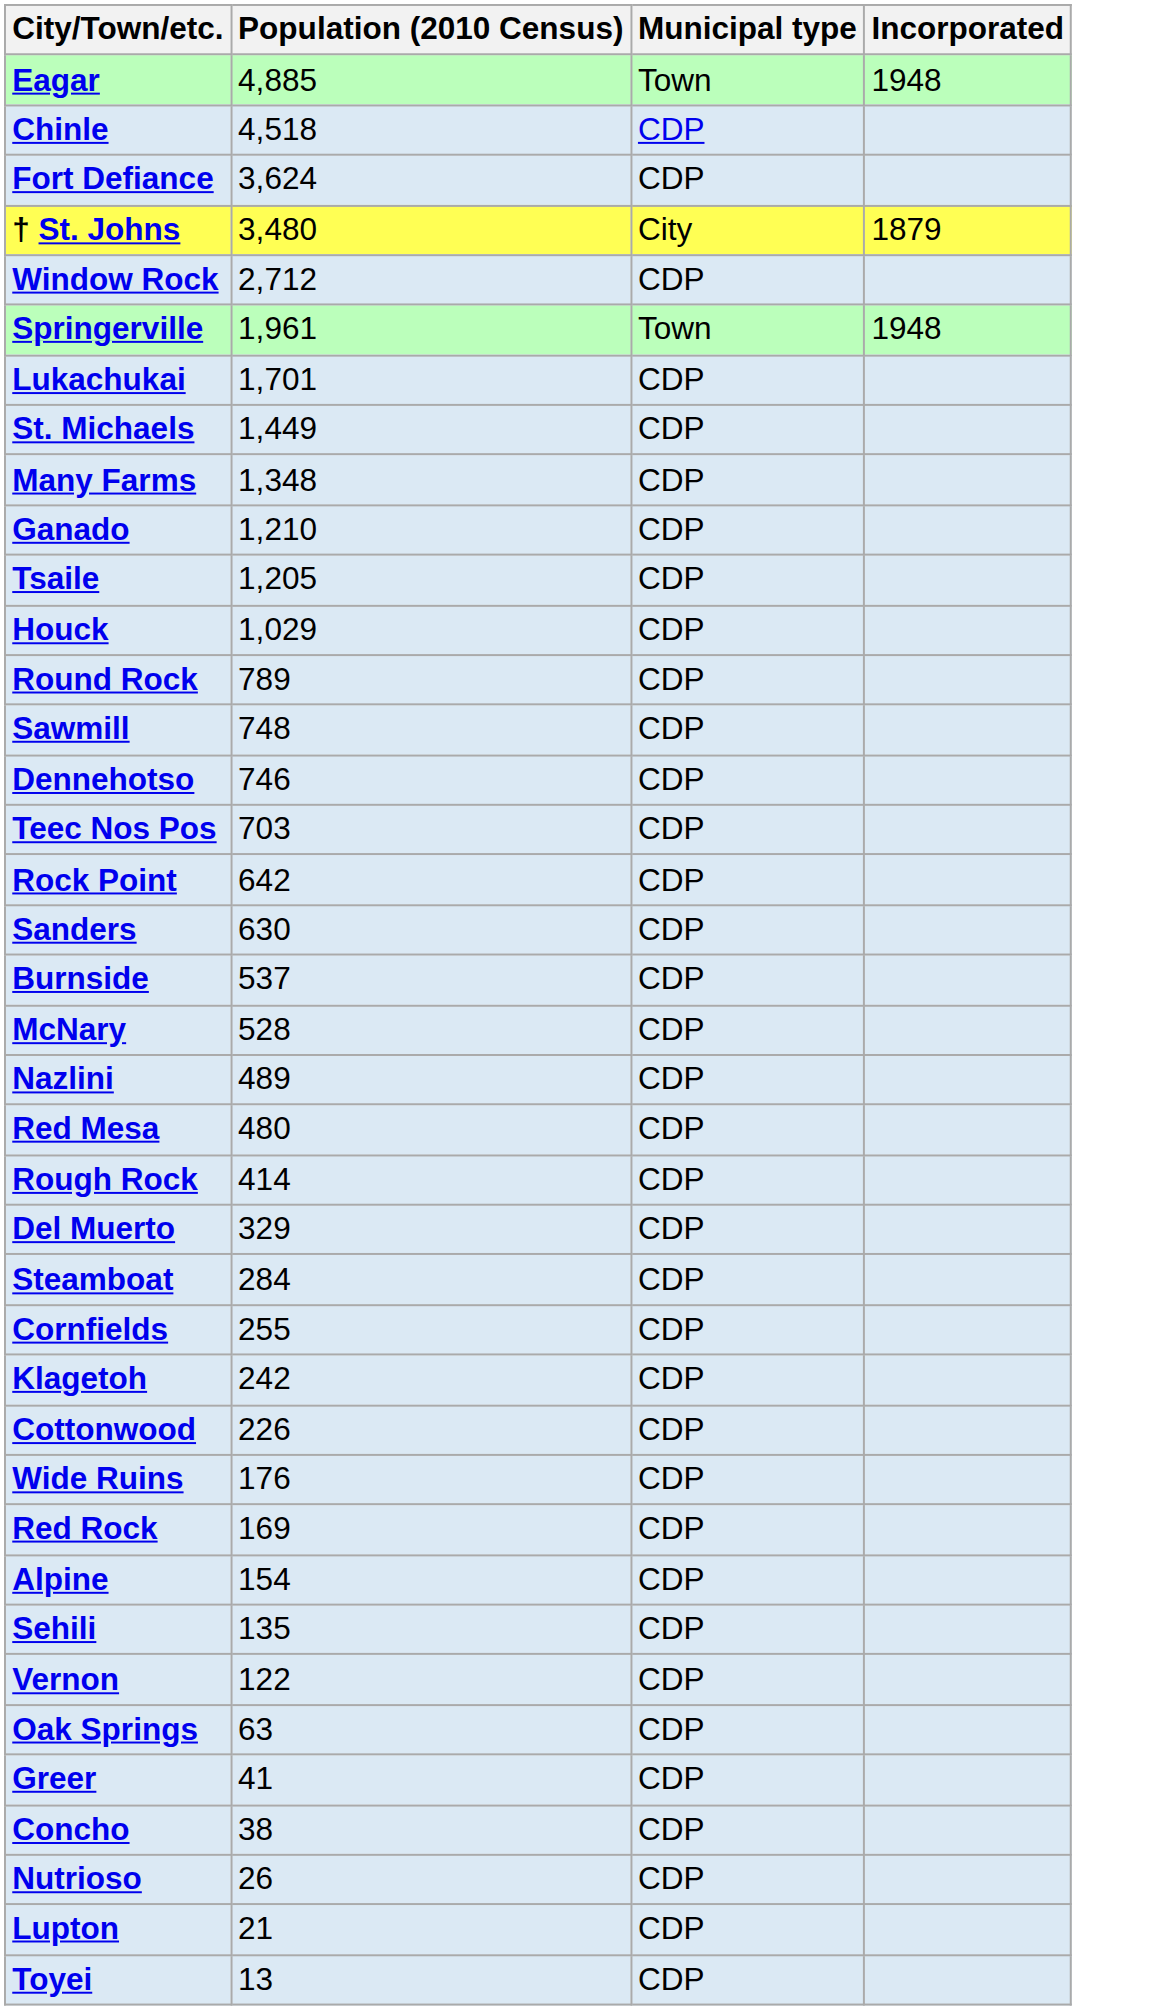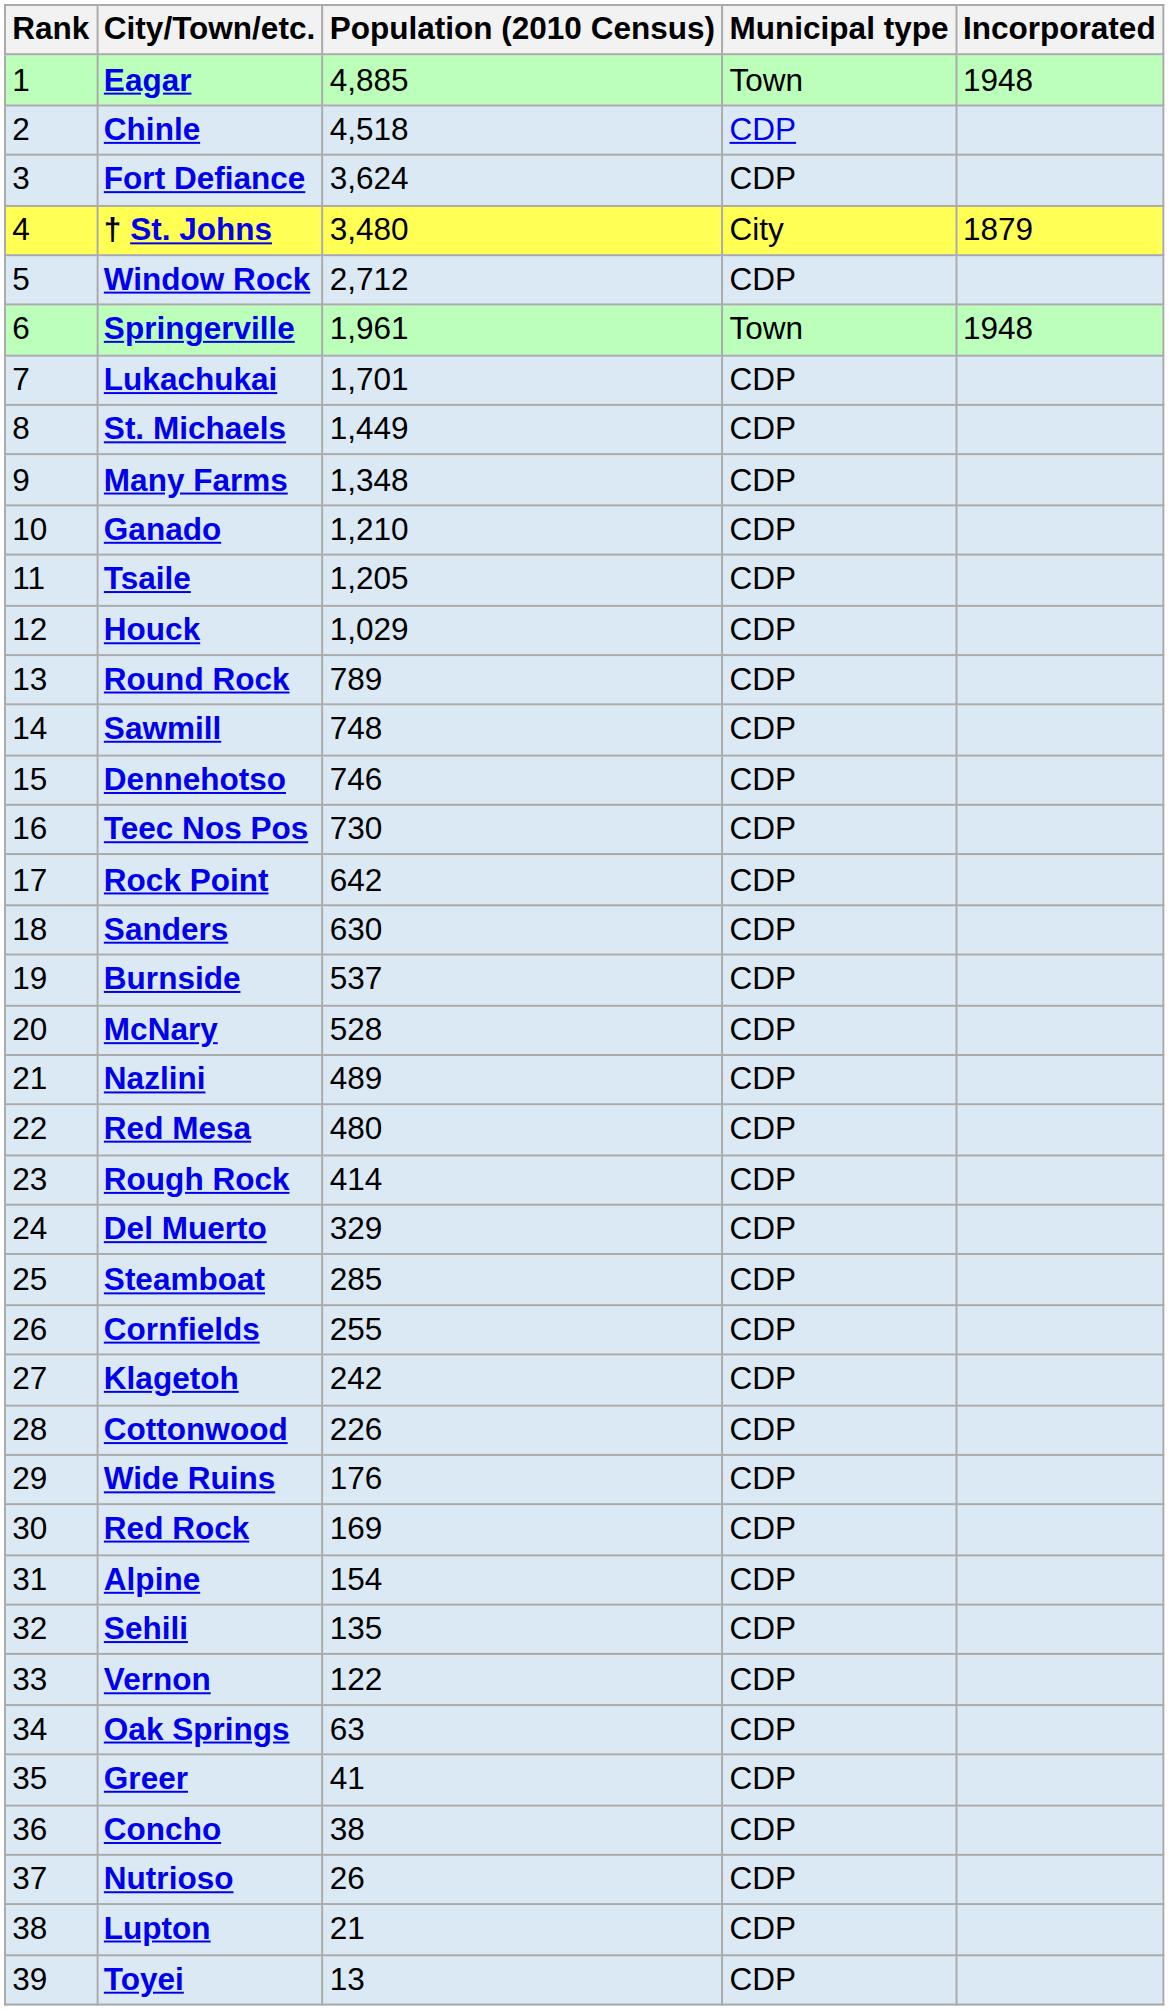+ column: (51, 29)
(264, 829) 703 -> (356, 829) 730
(264, 1279) 284 -> (356, 1279) 285
